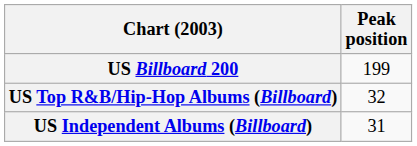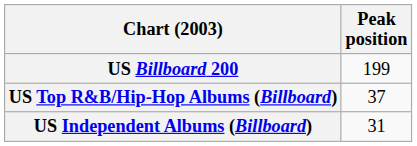(377, 97) 32 -> (377, 97) 37
